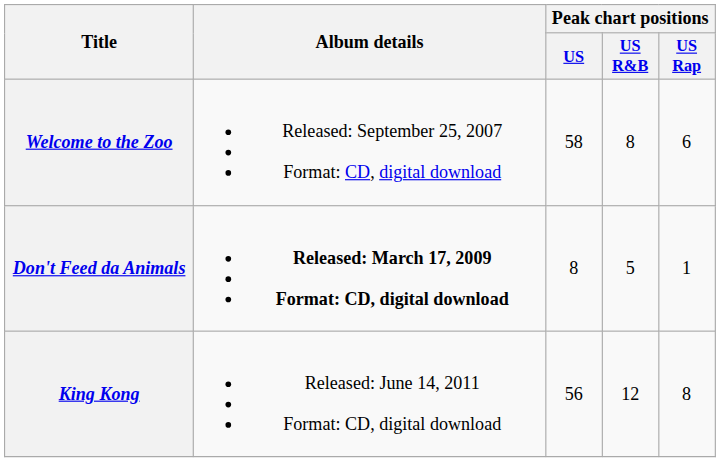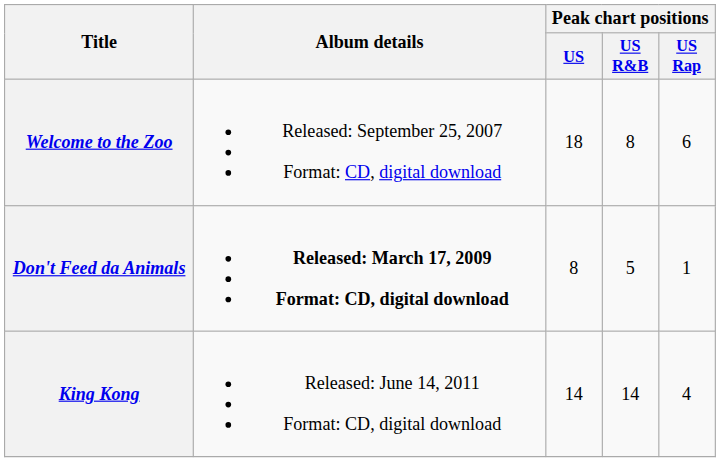(574, 142) 58 -> (574, 142) 18
(574, 393) 56 -> (574, 393) 14
(630, 393) 12 -> (630, 393) 14
(687, 393) 8 -> (687, 393) 4
